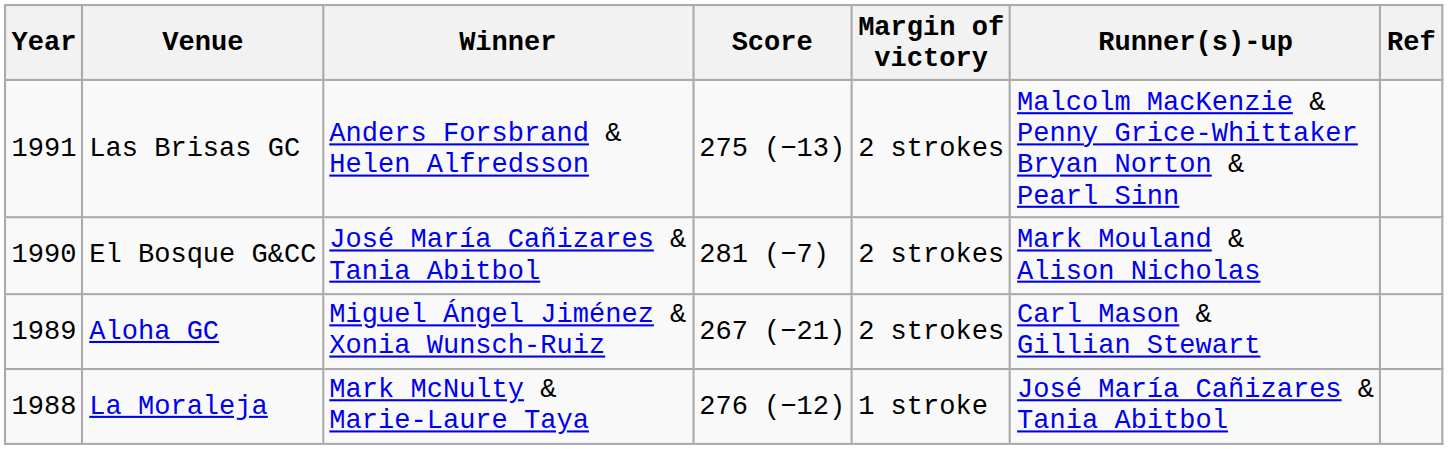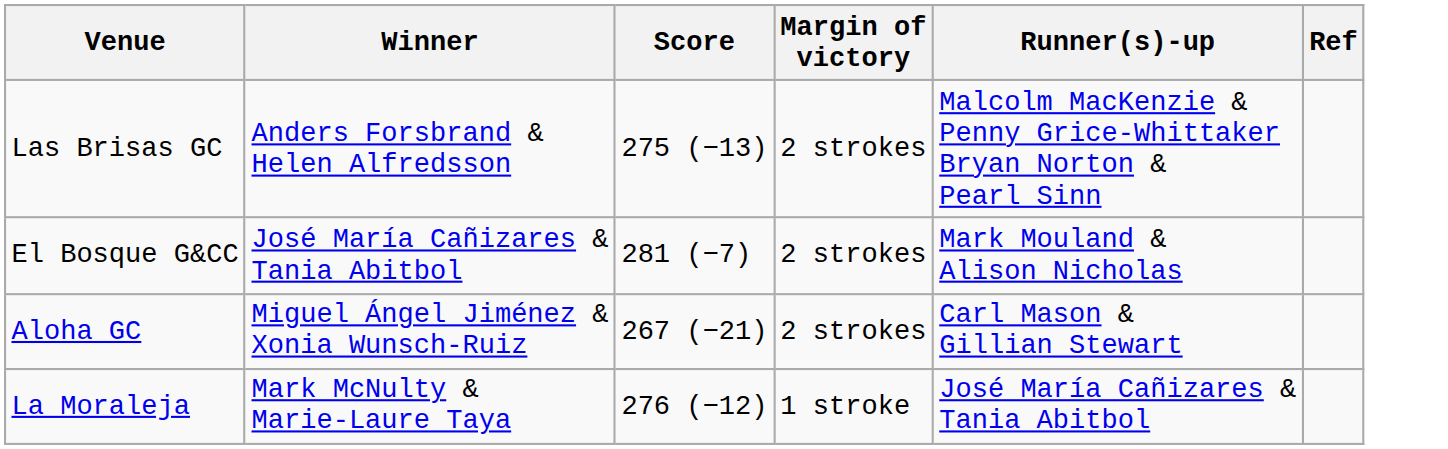- column: (44, 43)
